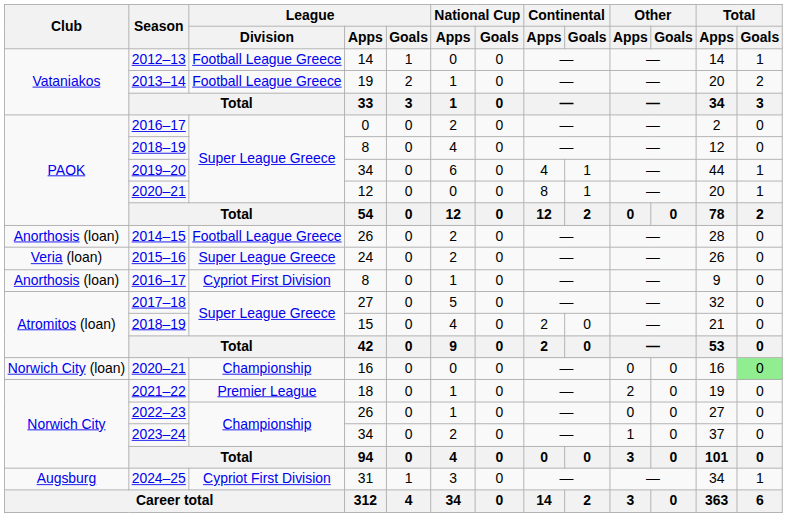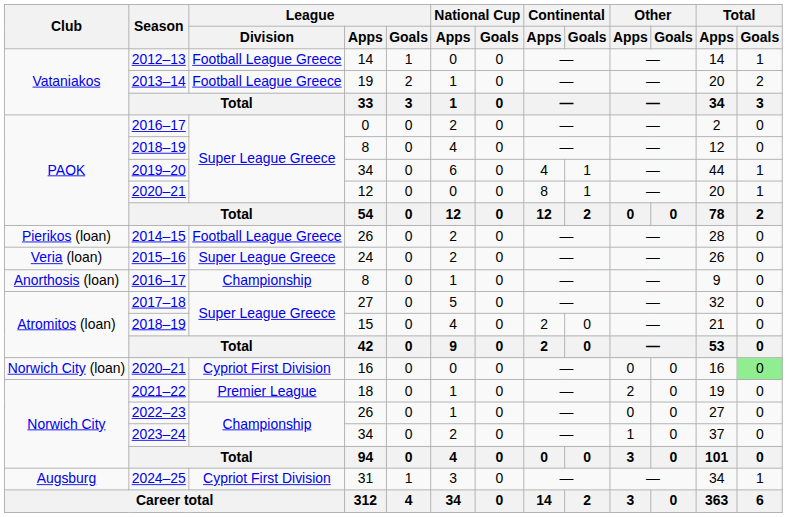(66, 236) Anorthosis (loan) -> (66, 236) Pierikos (loan)
(267, 280) Cypriot First Division -> (267, 280) Championship
(267, 368) Championship -> (267, 368) Cypriot First Division
